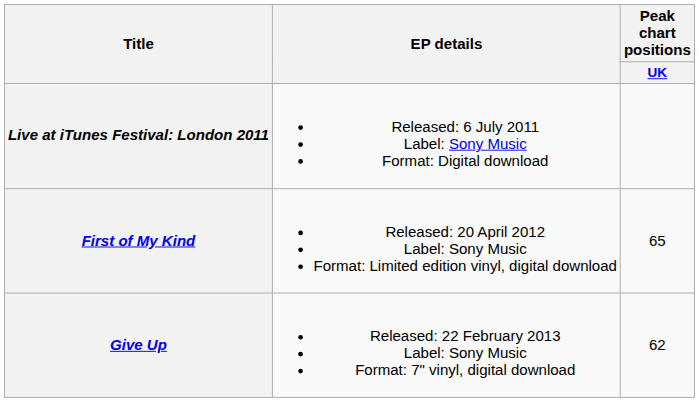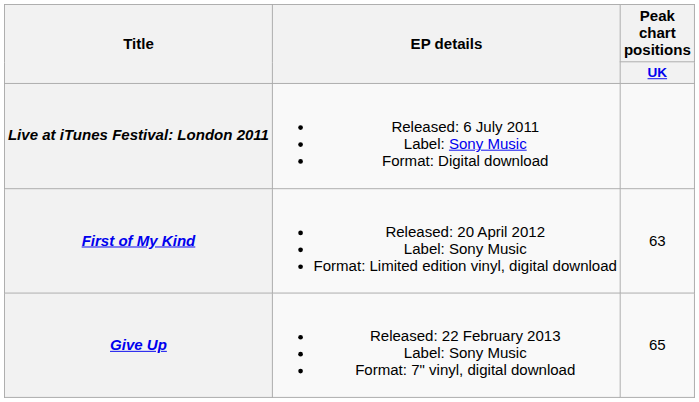(657, 240) 65 -> (657, 240) 63
(657, 345) 62 -> (657, 345) 65
